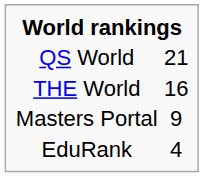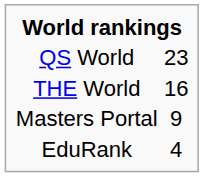(176, 57) 21 -> (176, 57) 23
